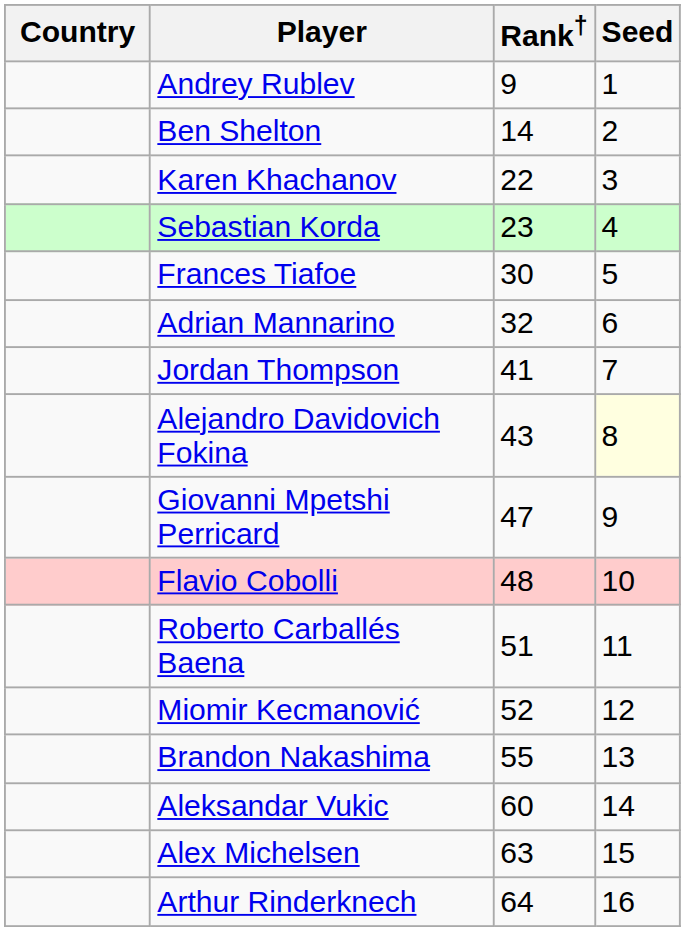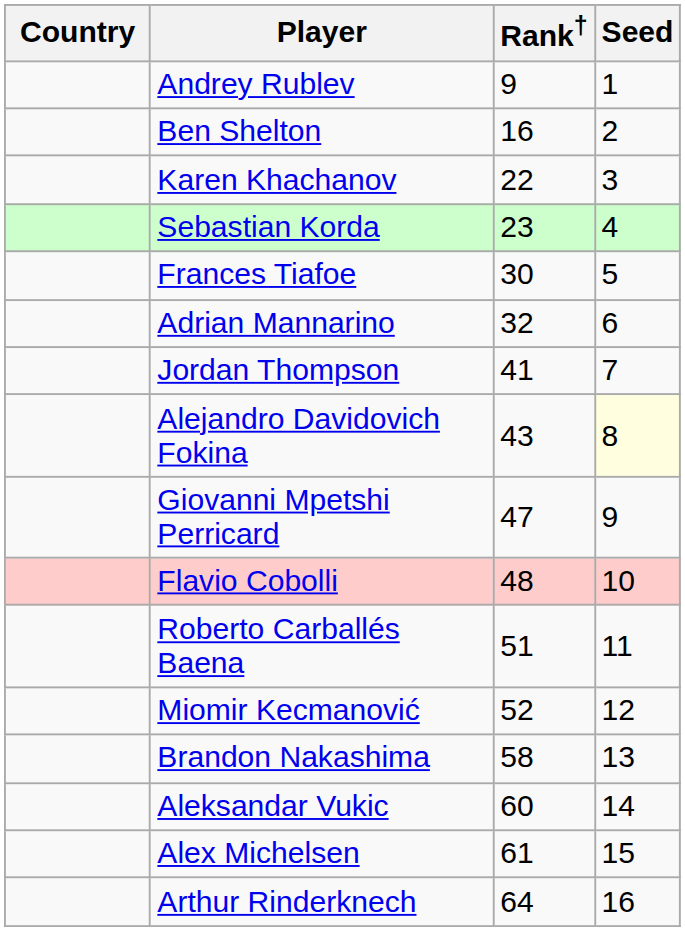(517, 131) 14 -> (517, 131) 16
(517, 758) 55 -> (517, 758) 58
(517, 853) 63 -> (517, 853) 61
